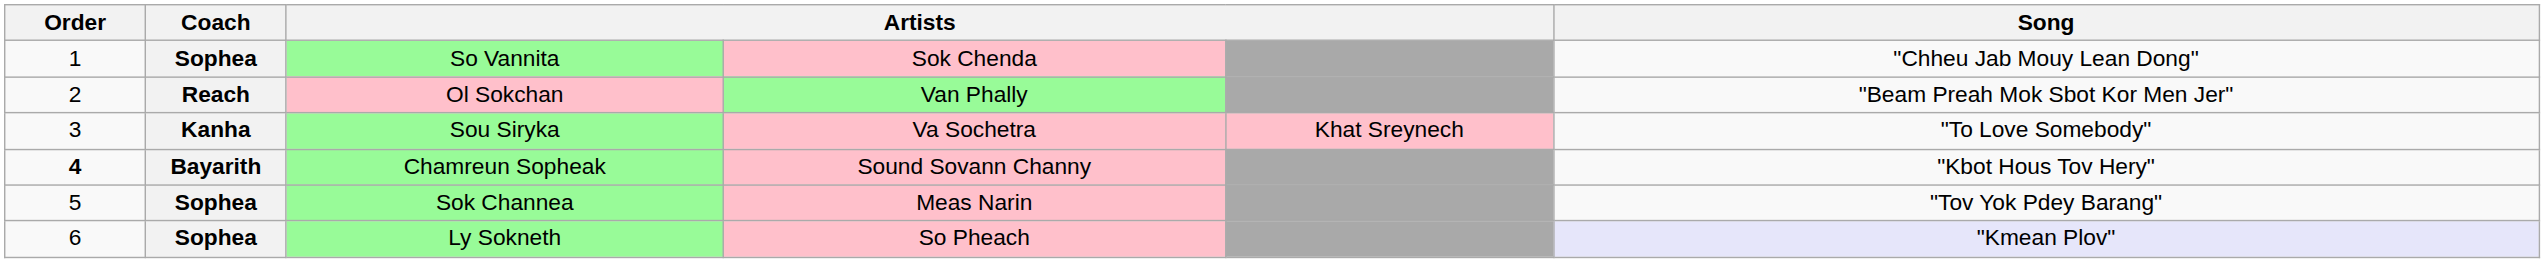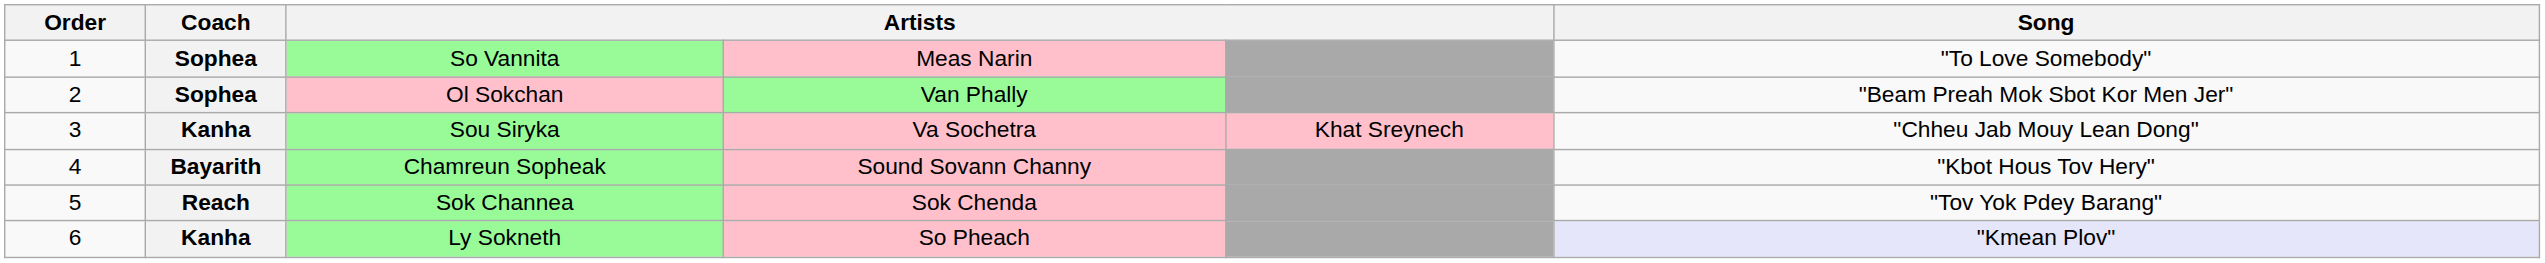(974, 58) Sok Chenda -> (974, 58) Meas Narin
(2046, 58) "Chheu Jab Mouy Lean Dong" -> (2046, 58) "To Love Somebody"
(216, 94) Reach -> (216, 94) Sophea
(2046, 130) "To Love Somebody" -> (2046, 130) "Chheu Jab Mouy Lean Dong"
(75, 166) bold -> (75, 166) normal
(216, 202) Sophea -> (216, 202) Reach
(974, 202) Meas Narin -> (974, 202) Sok Chenda
(216, 238) Sophea -> (216, 238) Kanha
